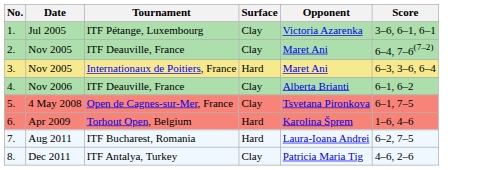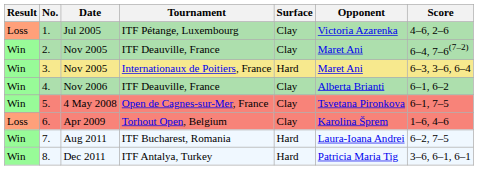+ column: (22, 13)
(405, 30) 3–6, 6–1, 6–1 -> (429, 30) 4–6, 2–6
(252, 121) Hard -> (287, 121) Clay
(252, 156) Clay -> (288, 156) Hard
(394, 156) 4–6, 2–6 -> (440, 156) 3–6, 6–1, 6–1
